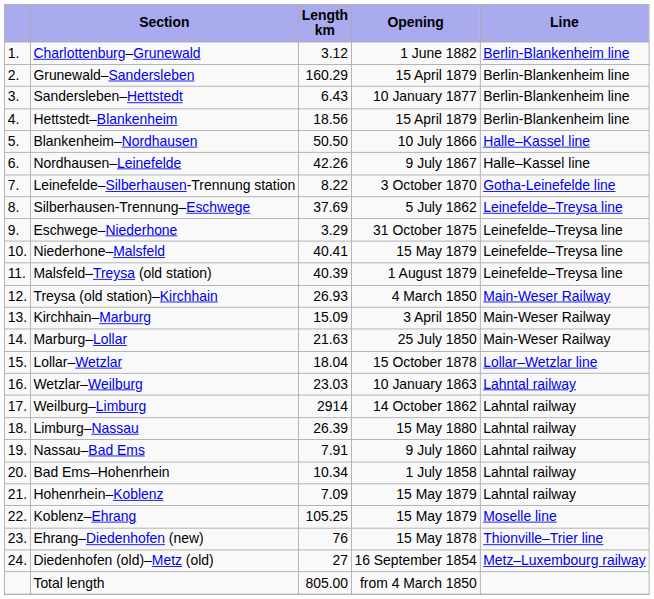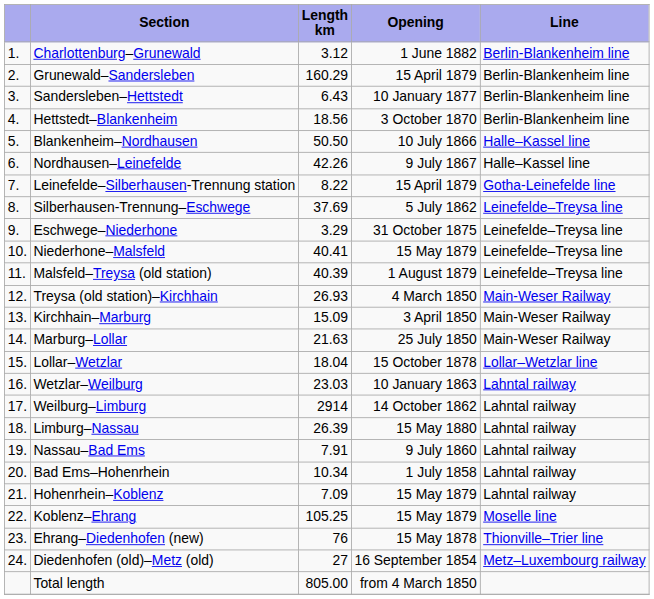(436, 119) 15 April 1879 -> (429, 119) 3 October 1870
(429, 185) 3 October 1870 -> (436, 185) 15 April 1879
